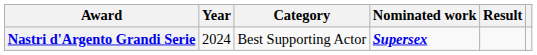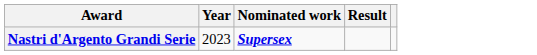- column: (302, 15)
(216, 38) 2024 -> (216, 38) 2023
